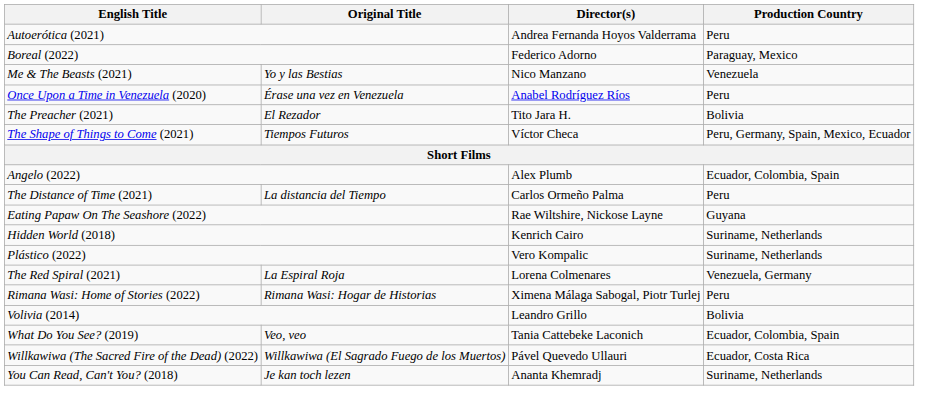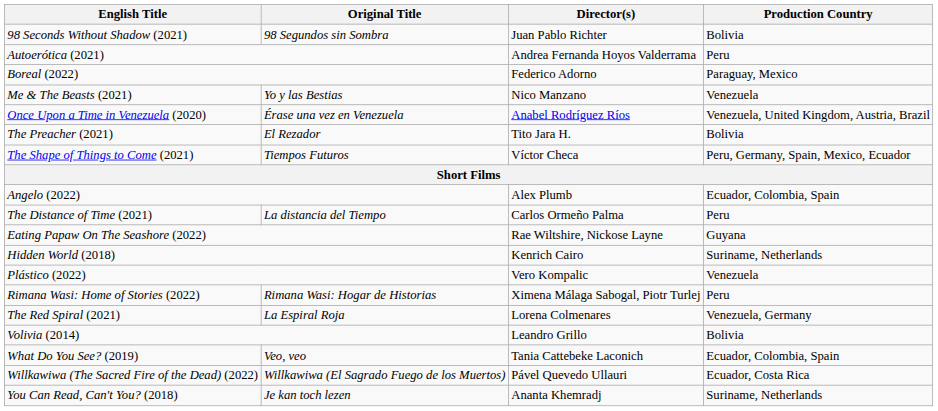+ row: (97, 34)
(718, 94) Peru -> (818, 114) Venezuela, United Kingdom, Austria, Brazil
(764, 255) Suriname, Netherlands -> (732, 275) Venezuela
rows swapped: (64, 275) <-> (103, 295)
